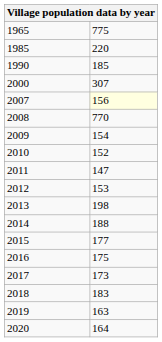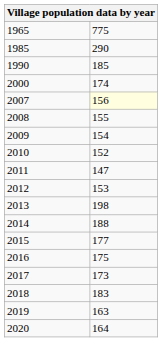(100, 48) 220 -> (100, 48) 290
(100, 83) 307 -> (100, 83) 174
(100, 118) 770 -> (100, 118) 155
